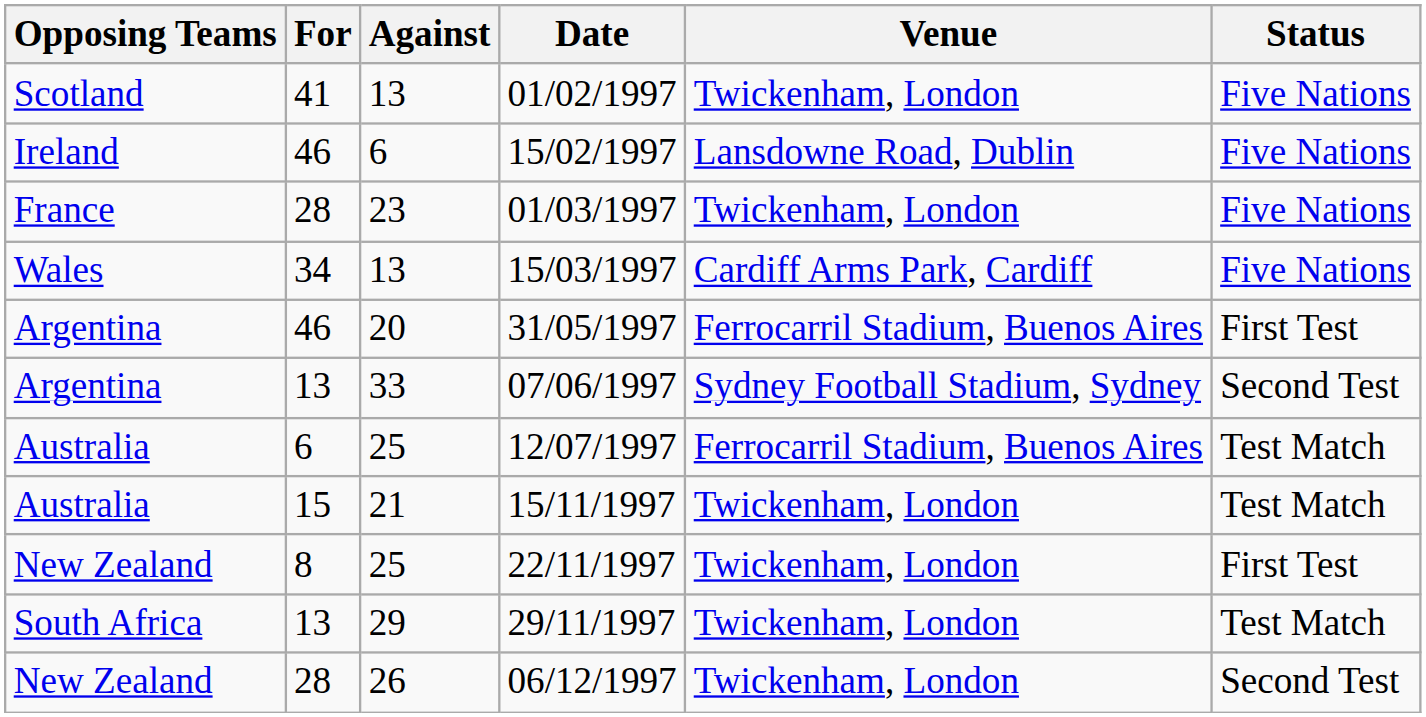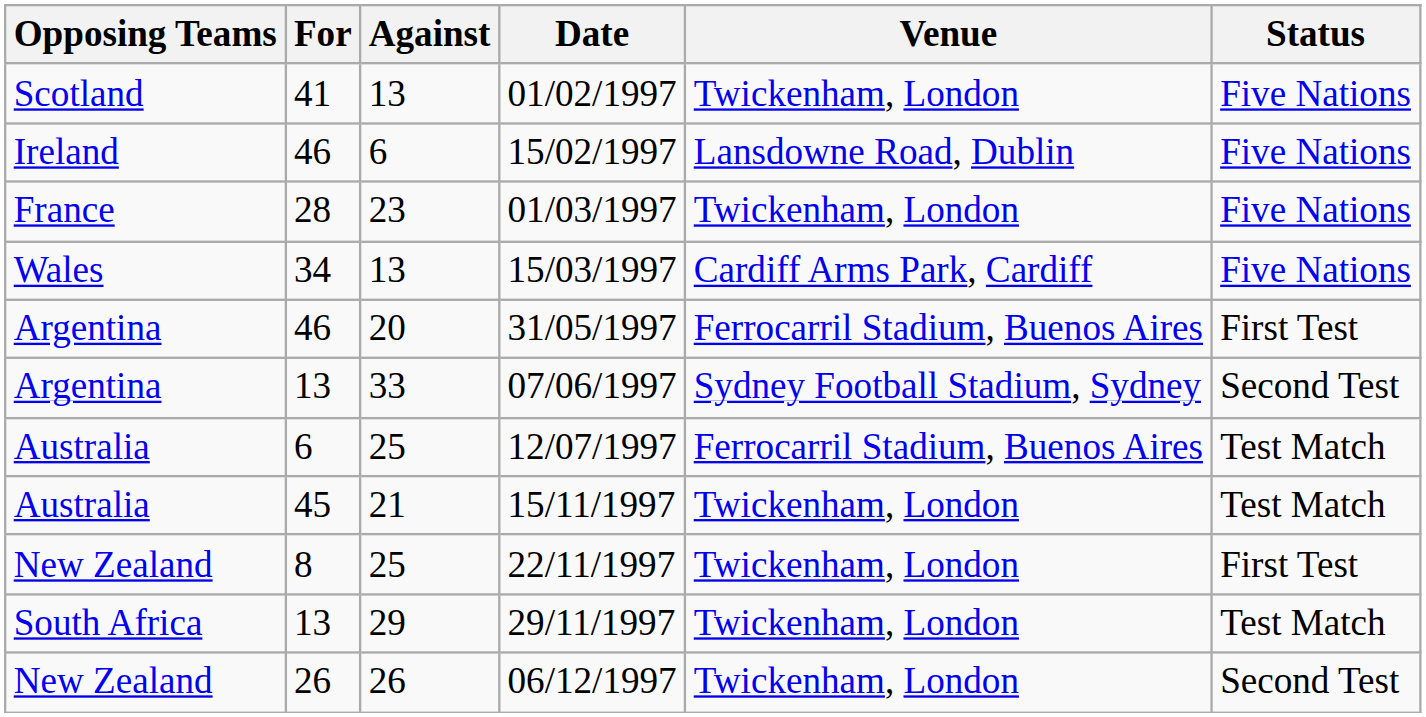(312, 504) 15 -> (312, 504) 45
(312, 681) 28 -> (312, 681) 26
